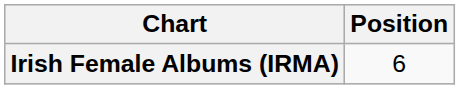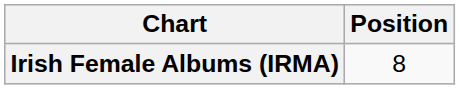(399, 63) 6 -> (399, 63) 8
